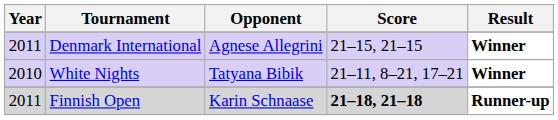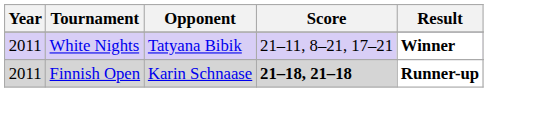- row: (125, 46)
(25, 73) 2010 -> (25, 46) 2011
